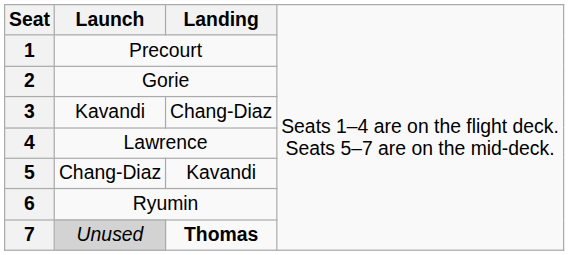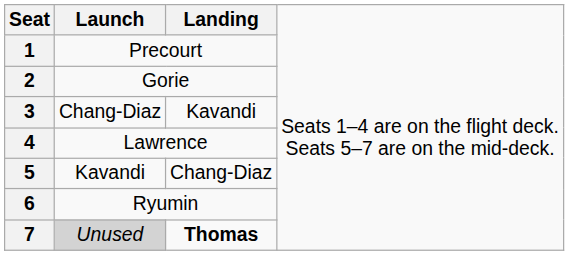(110, 111) Kavandi -> (110, 111) Chang-Diaz
(221, 111) Chang-Diaz -> (221, 111) Kavandi
(110, 173) Chang-Diaz -> (110, 173) Kavandi
(221, 173) Kavandi -> (221, 173) Chang-Diaz
